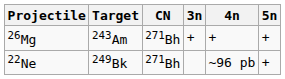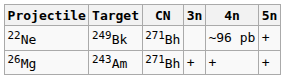rows swapped: (22, 38) <-> (22, 62)
